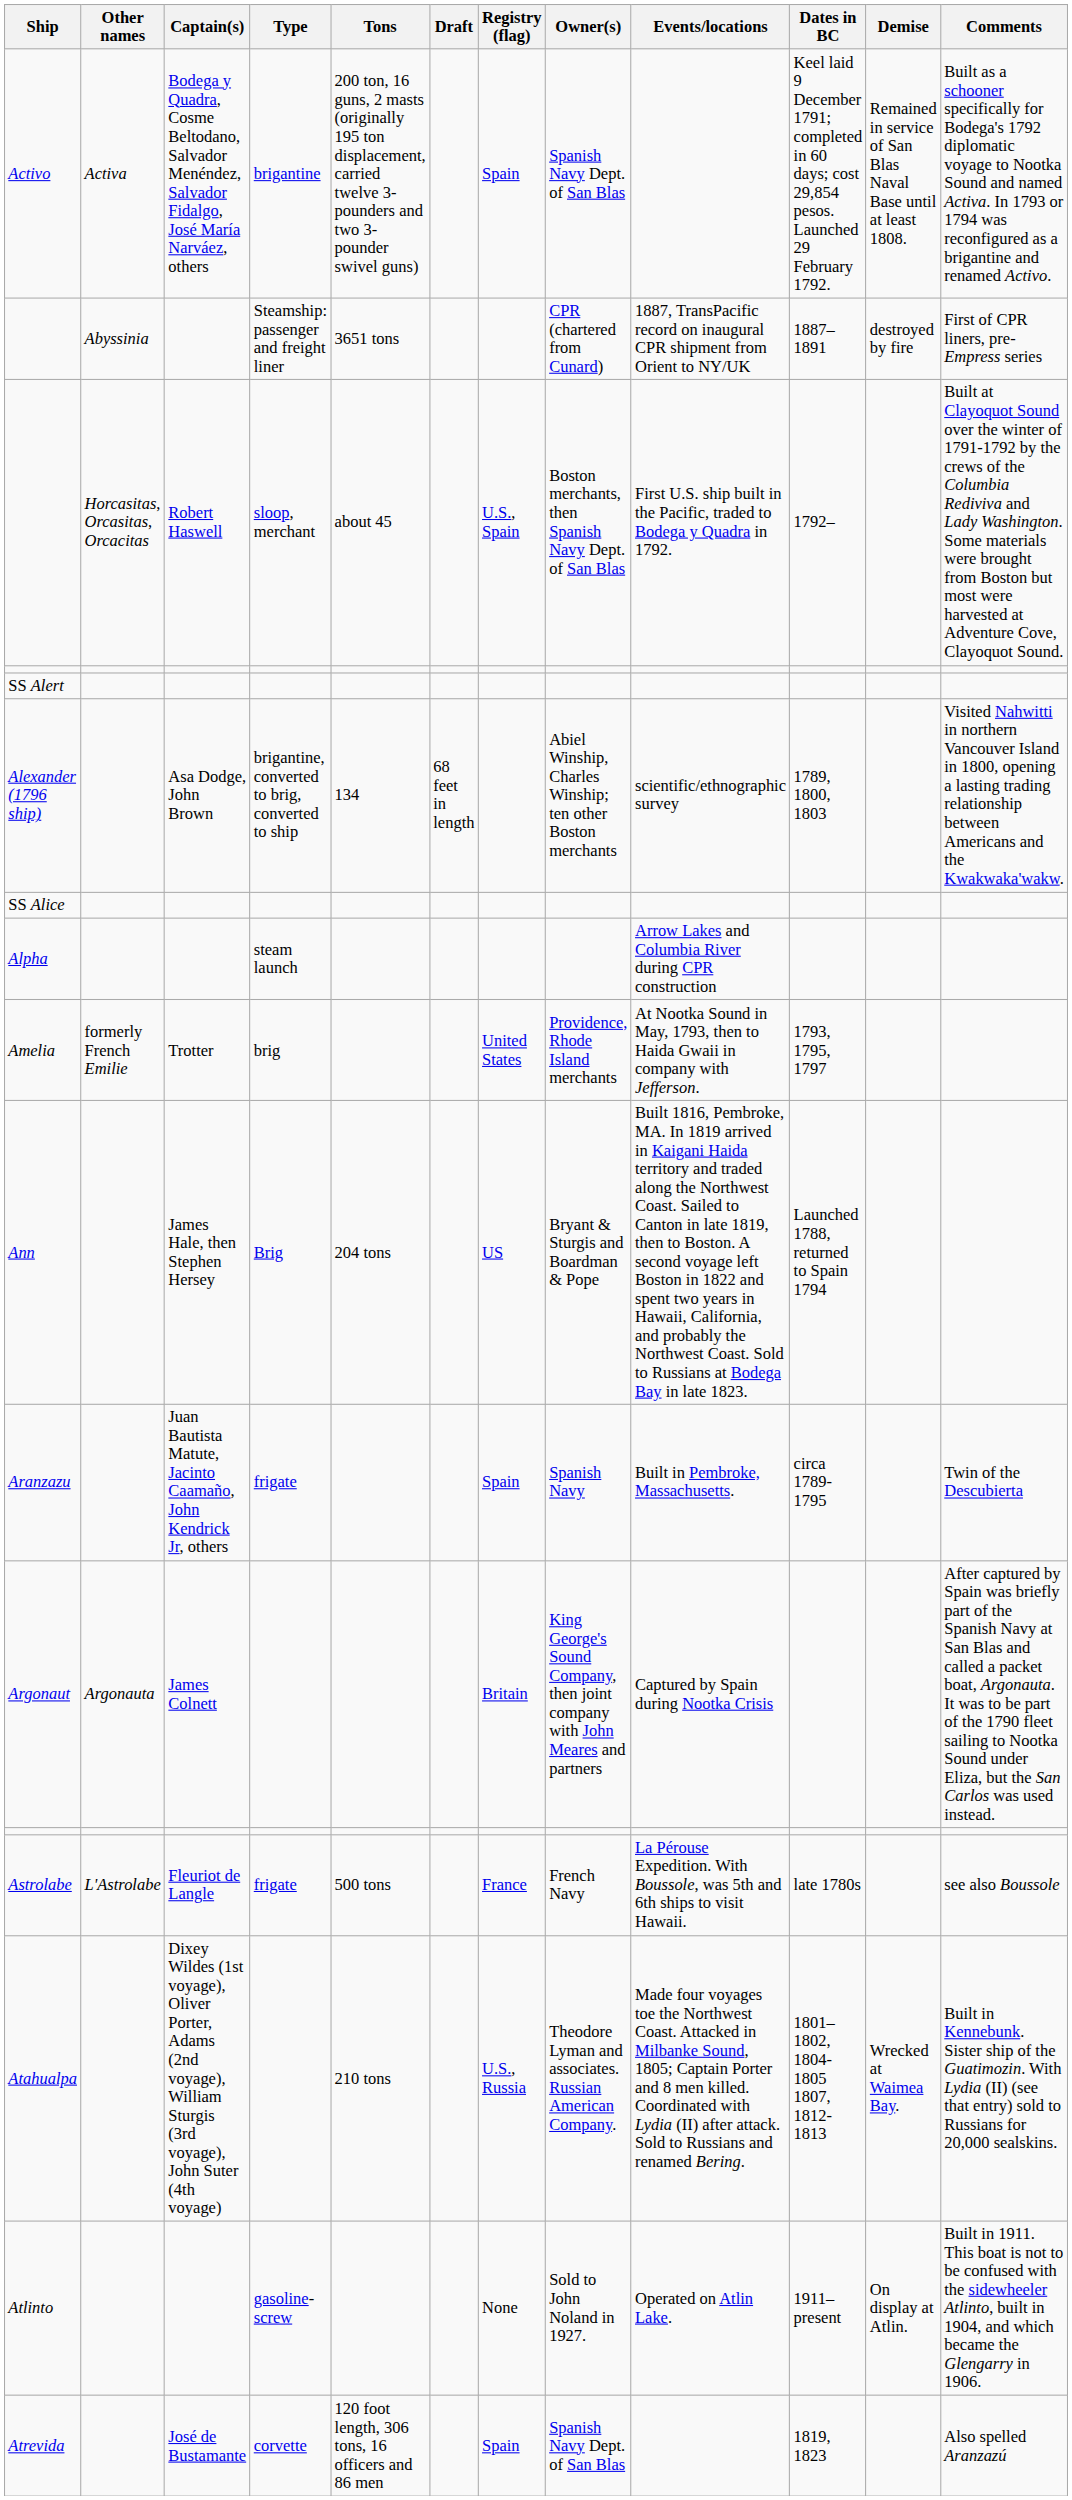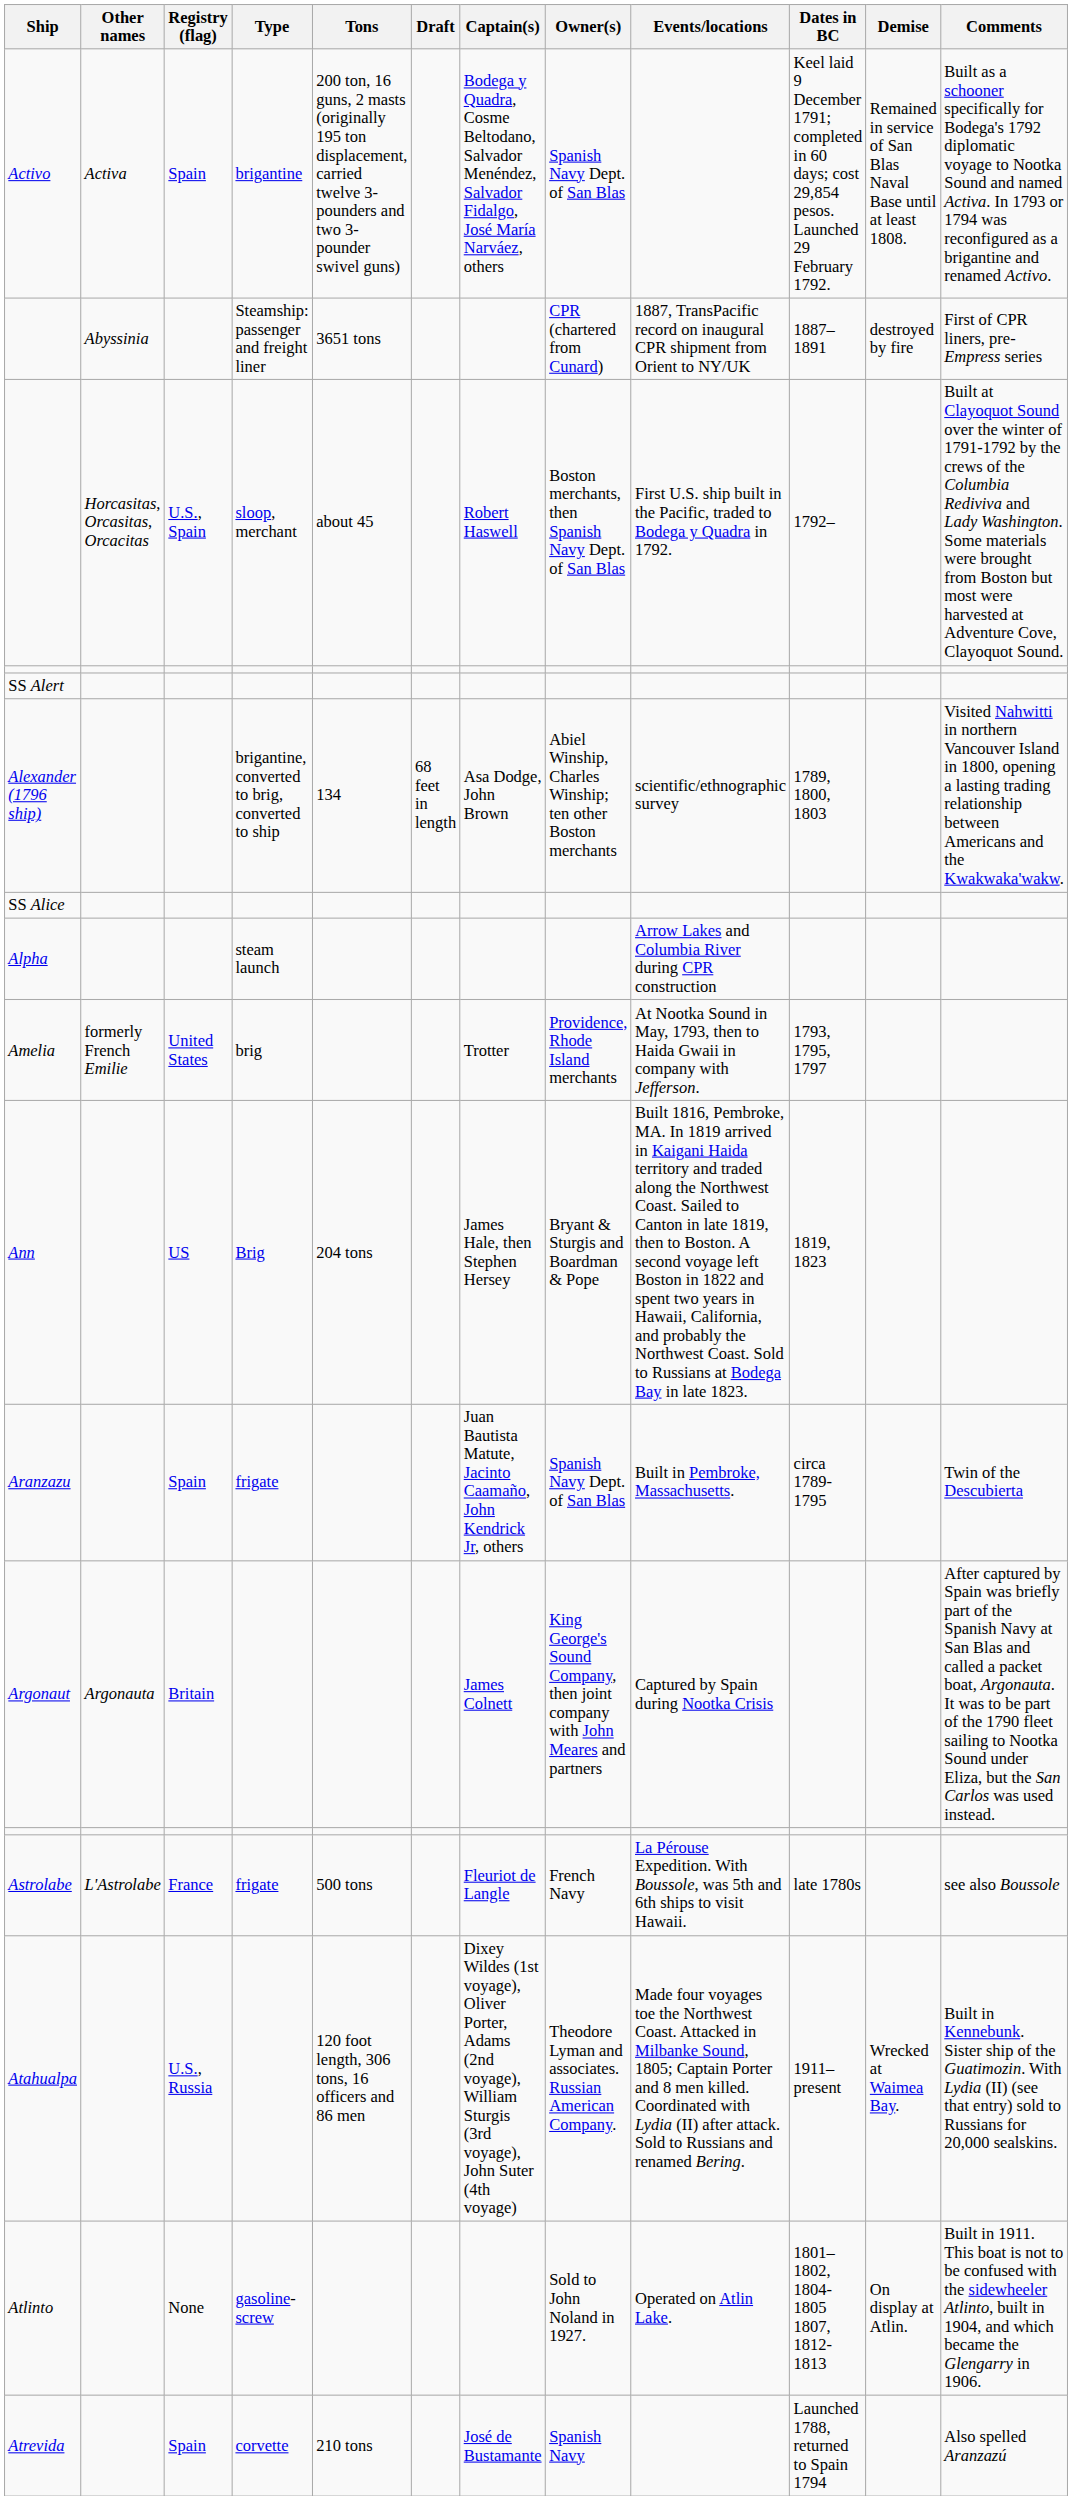columns swapped: (207, 26) <-> (512, 26)
(826, 1252) Launched 1788, returned to Spain 1794 -> (812, 1252) 1819, 1823
(575, 1482) Spanish Navy -> (587, 1482) Spanish Navy Dept. of San Blas
(363, 2078) 210 tons -> (355, 2078) 120 foot length, 306 tons, 16 officers and 86 men
(814, 2078) 1801–1802, 1804-1805 1807, 1812-1813 -> (817, 2078) 1911–present
(817, 2308) 1911–present -> (814, 2308) 1801–1802, 1804-1805 1807, 1812-1813
(374, 2445) 120 foot length, 306 tons, 16 officers and 86 men -> (344, 2445) 210 tons
(587, 2445) Spanish Navy Dept. of San Blas -> (575, 2445) Spanish Navy
(812, 2445) 1819, 1823 -> (826, 2445) Launched 1788, returned to Spain 1794
